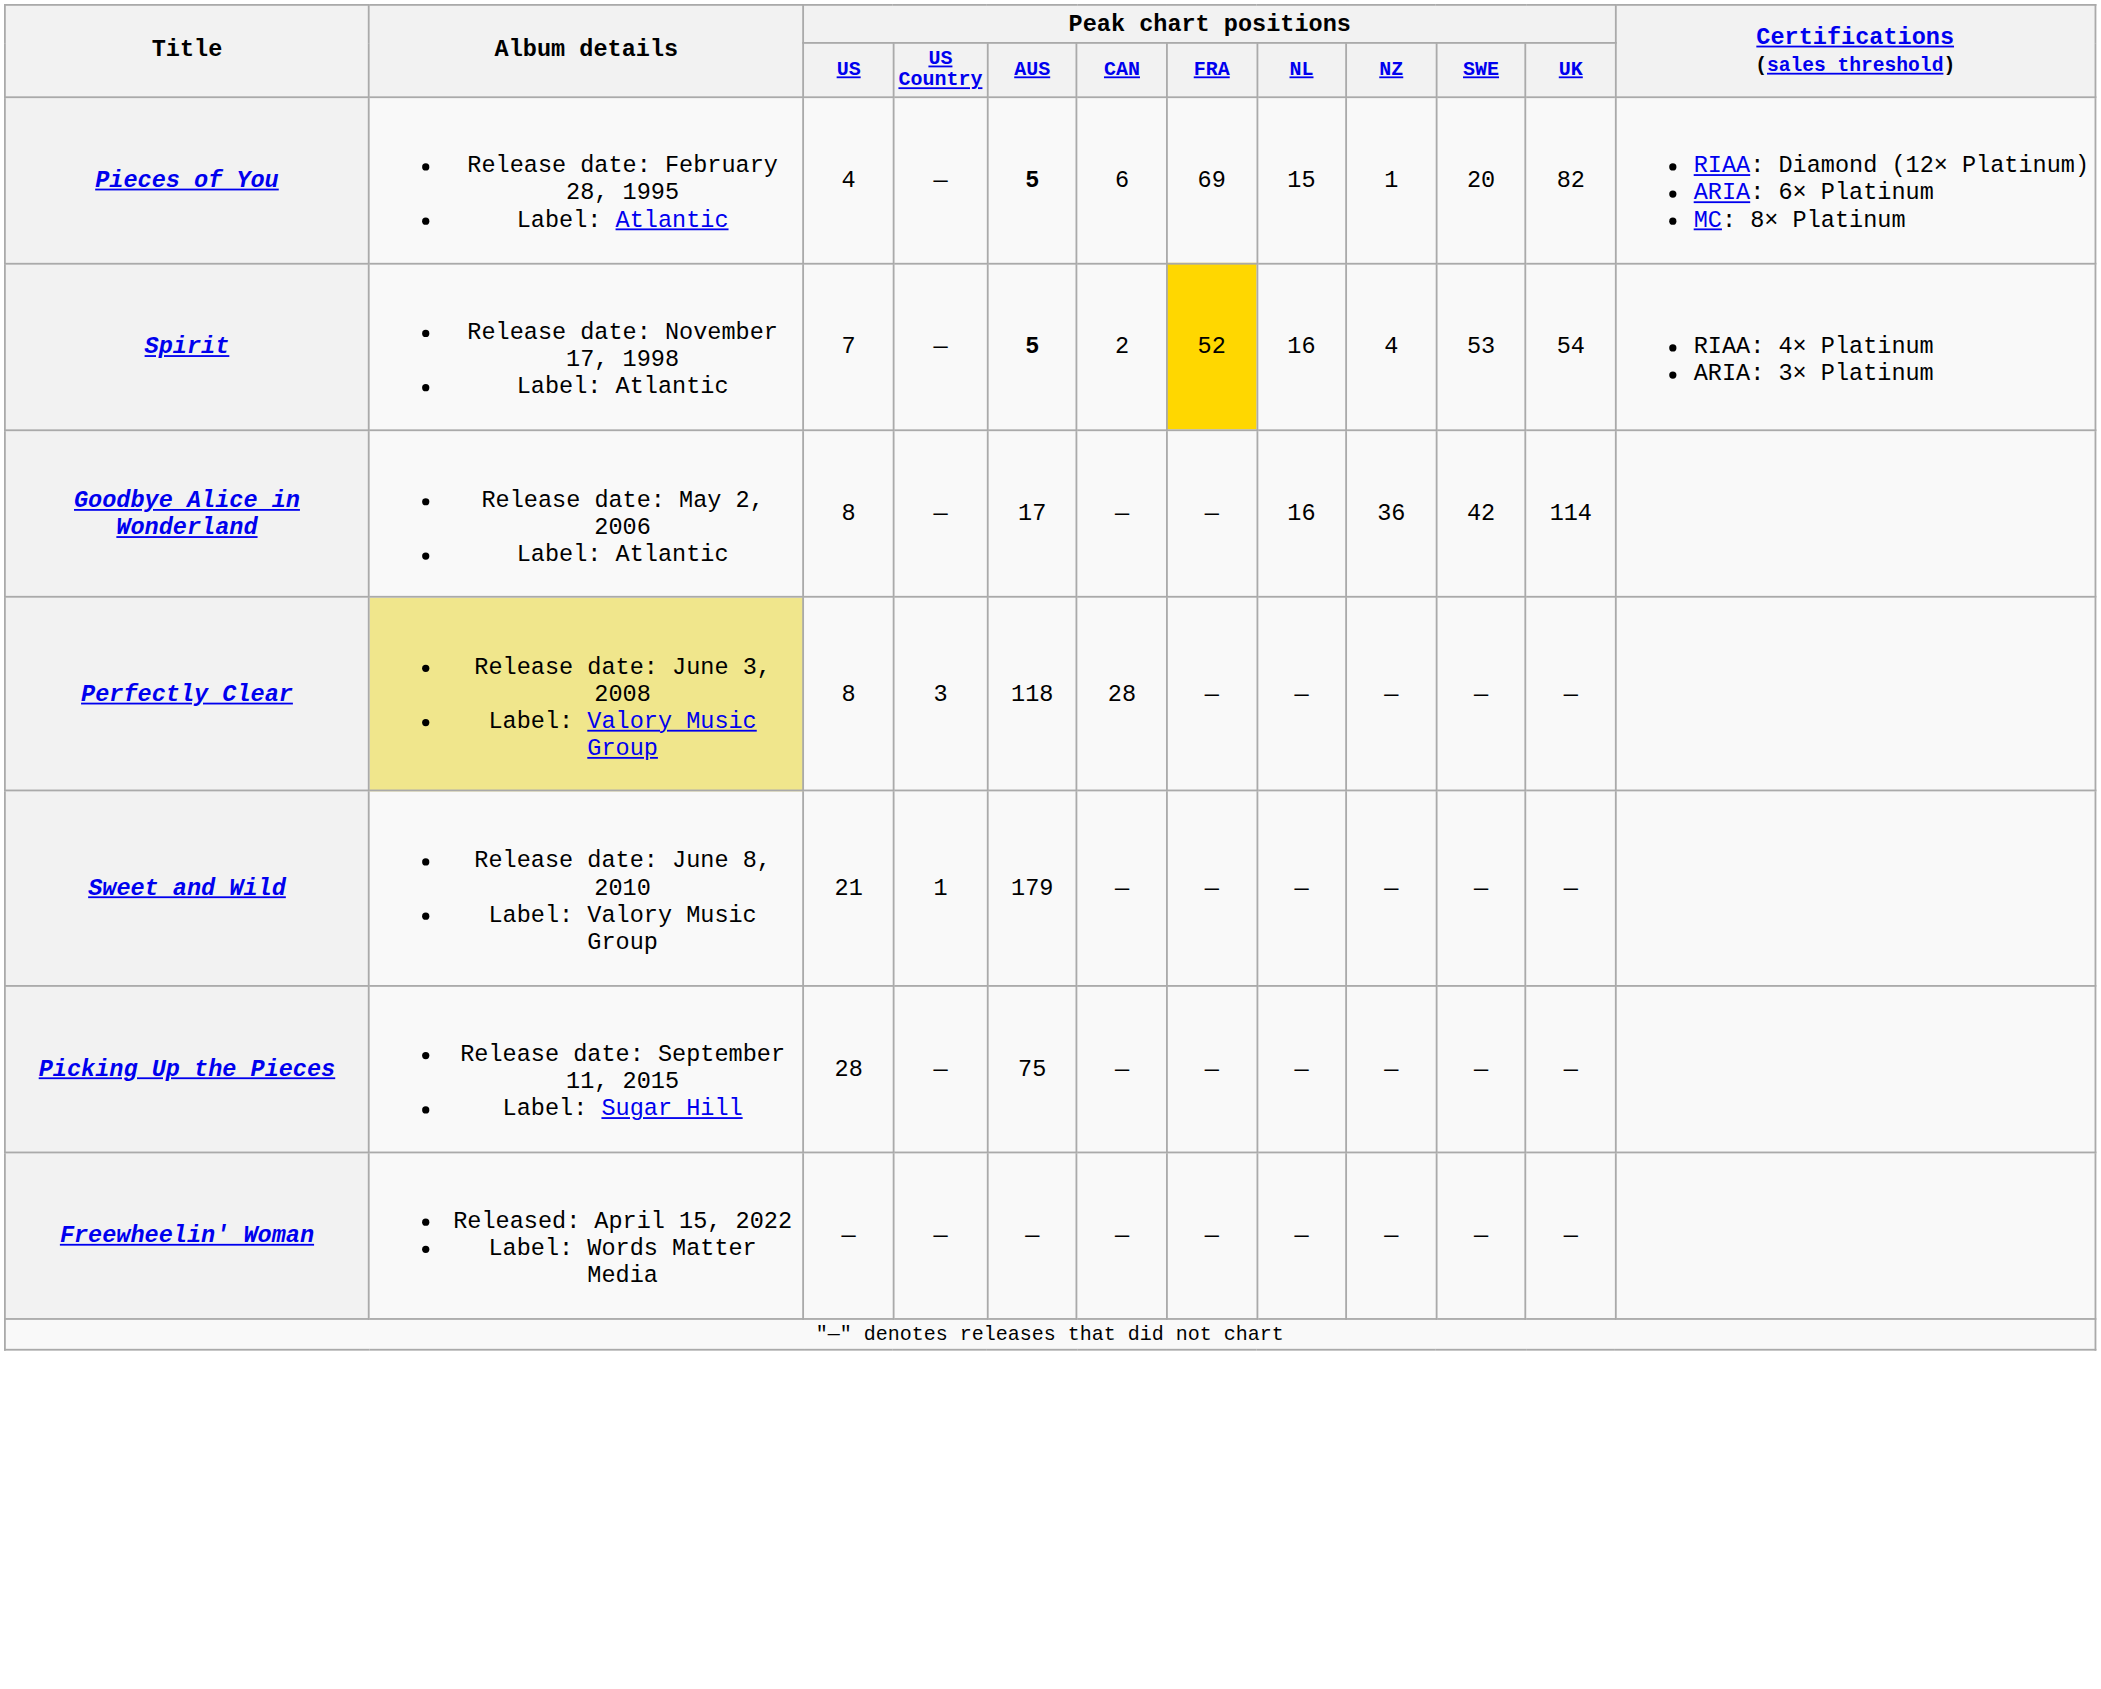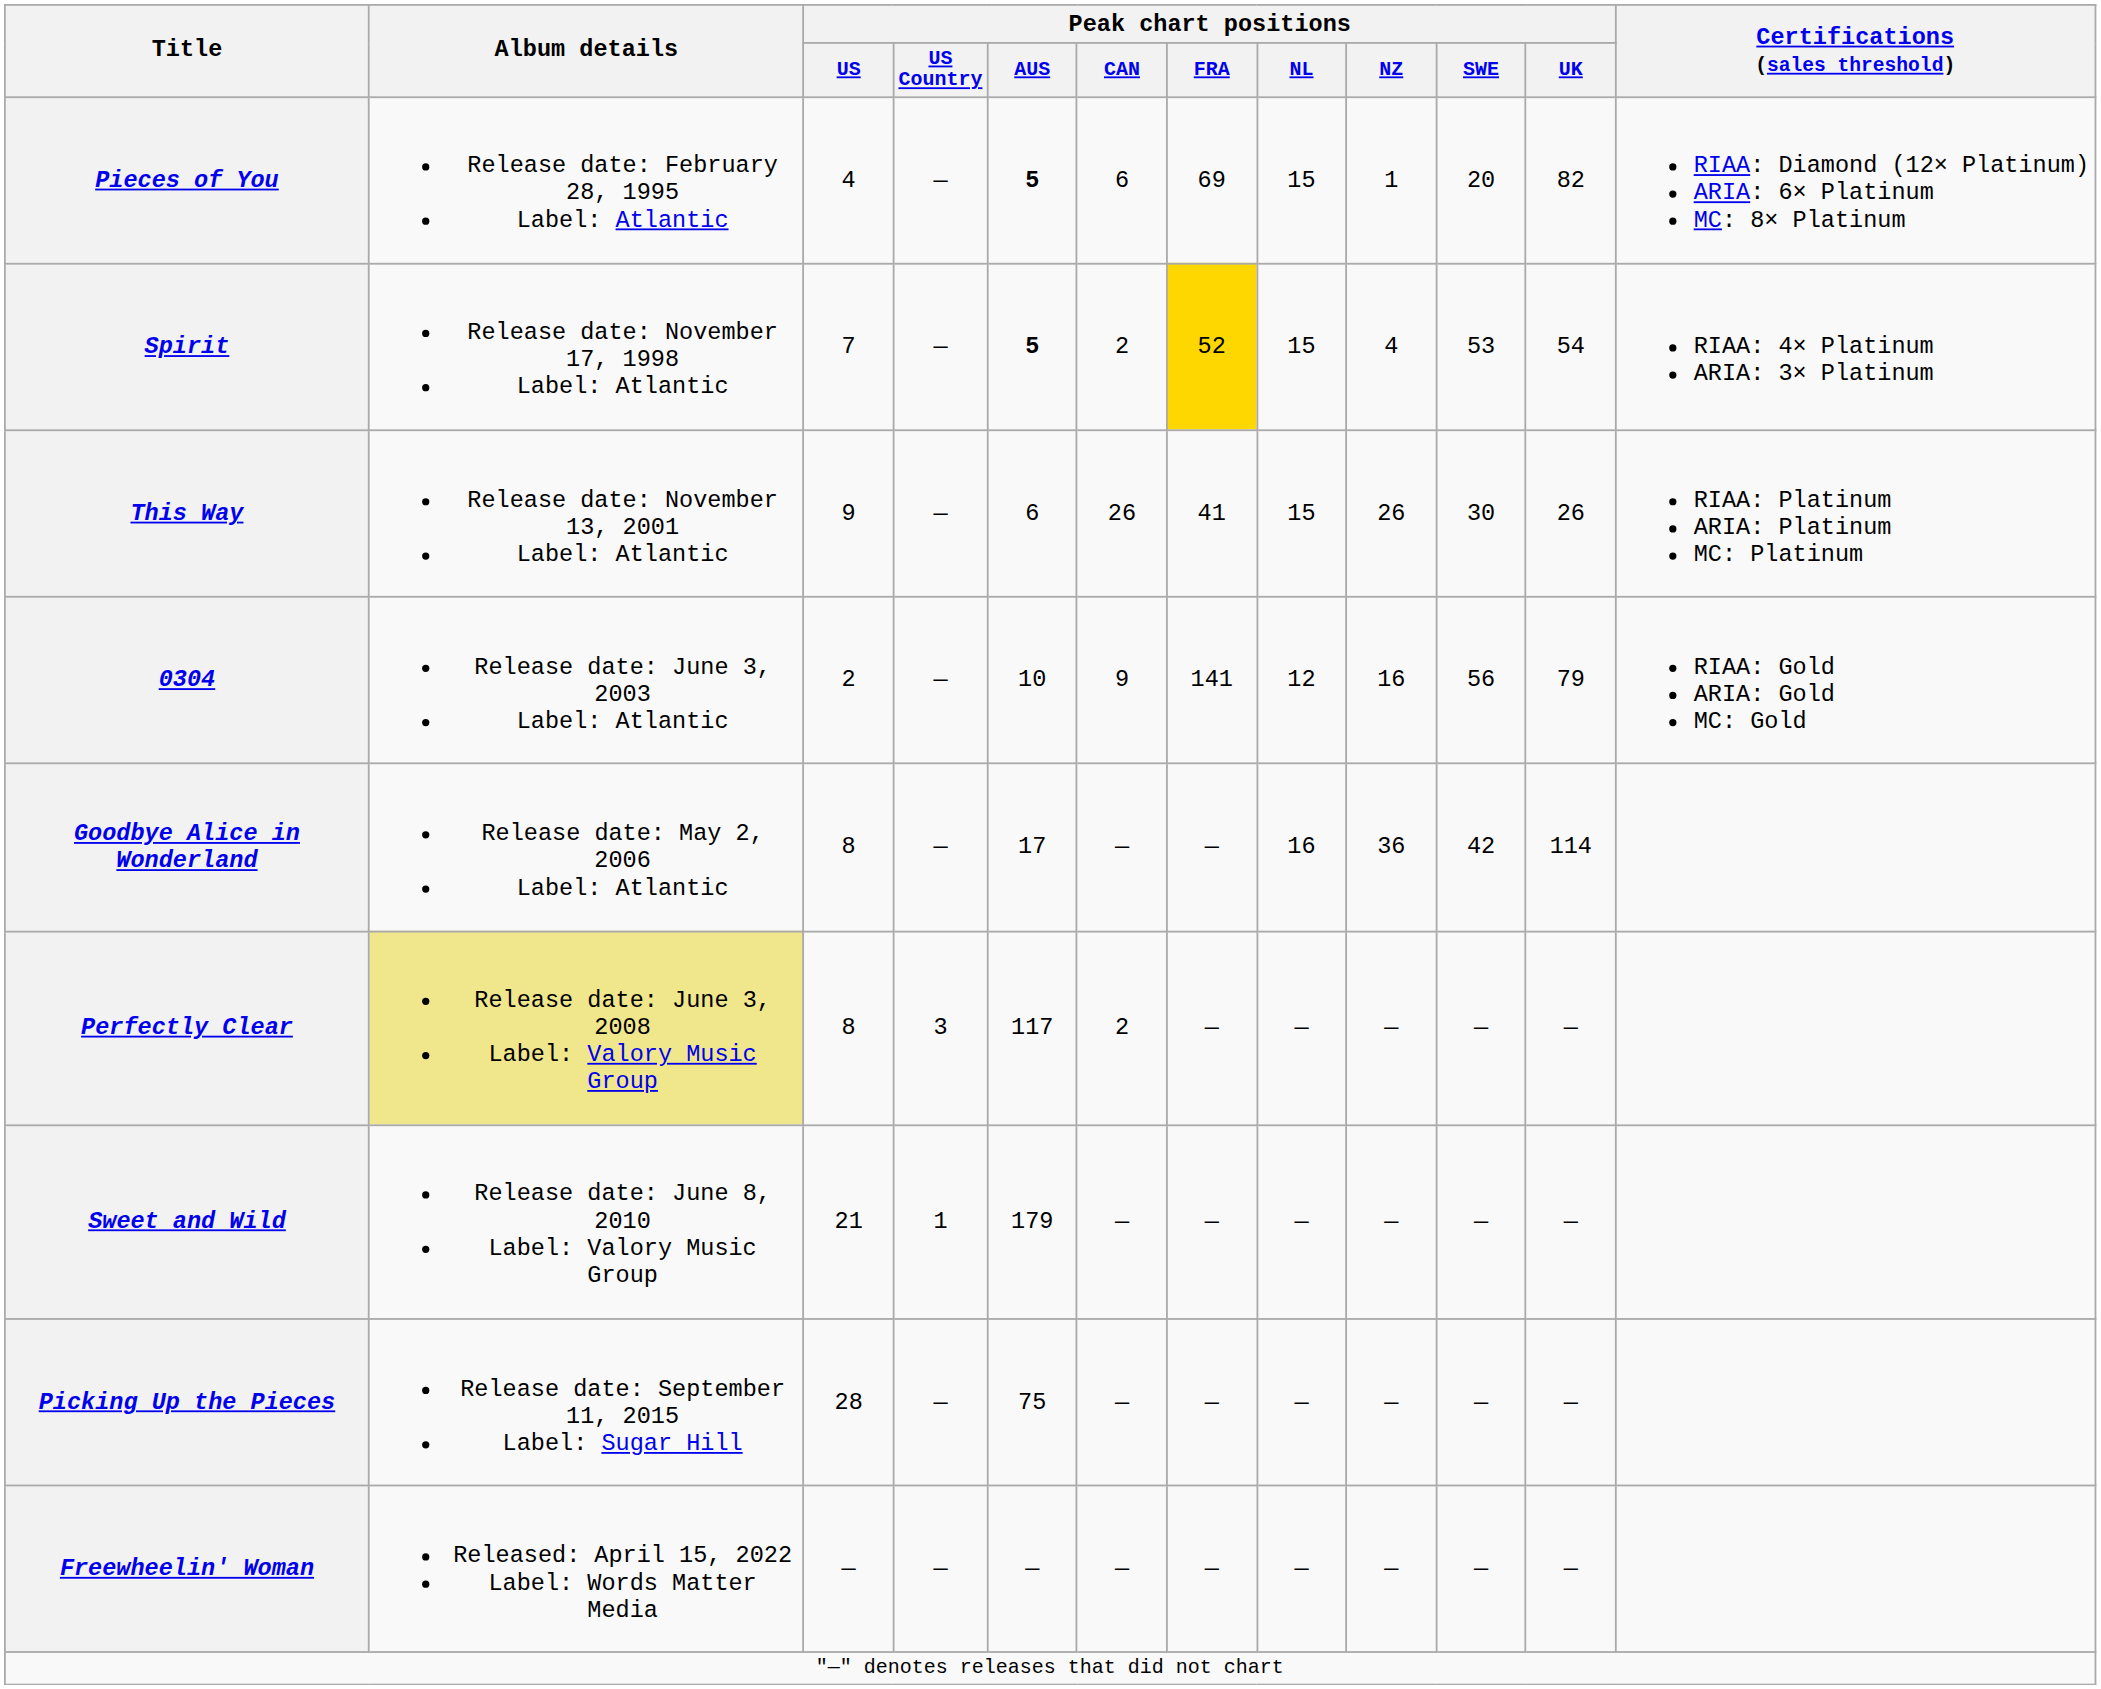(1302, 347) 16 -> (1302, 347) 15
+ row: (187, 514)
+ row: (187, 680)
(1032, 694) 118 -> (1032, 1028) 117
(1122, 694) 28 -> (1122, 1028) 2
